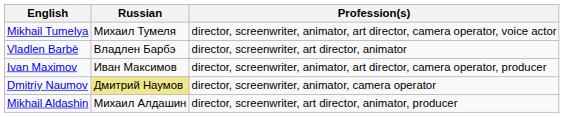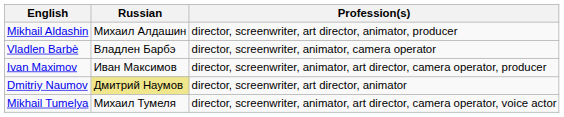rows swapped: (48, 103) <-> (48, 31)
(299, 49) director, screenwriter, art director, animator -> (314, 49) director, screenwriter, animator, camera operator
(314, 85) director, screenwriter, animator, camera operator -> (299, 85) director, screenwriter, art director, animator
